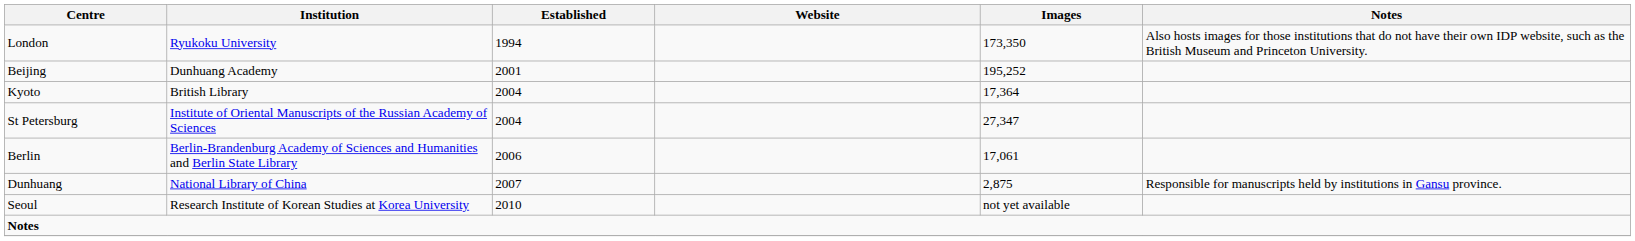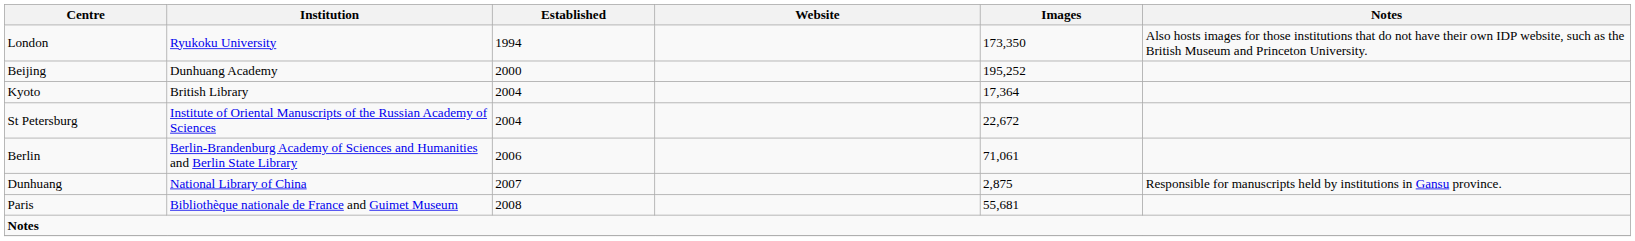(508, 71) 2001 -> (508, 71) 2000
(1001, 120) 27,347 -> (1001, 120) 22,672
(1001, 155) 17,061 -> (1001, 155) 71,061
+ row: (21, 204)
- row: (22, 204)
